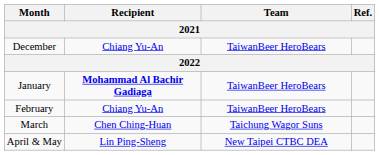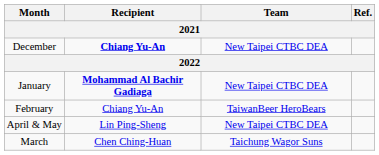(133, 46) normal -> (133, 46) bold
(276, 46) TaiwanBeer HeroBears -> (276, 46) New Taipei CTBC DEA
(276, 85) TaiwanBeer HeroBears -> (276, 85) New Taipei CTBC DEA
rows swapped: (34, 125) <-> (34, 141)
